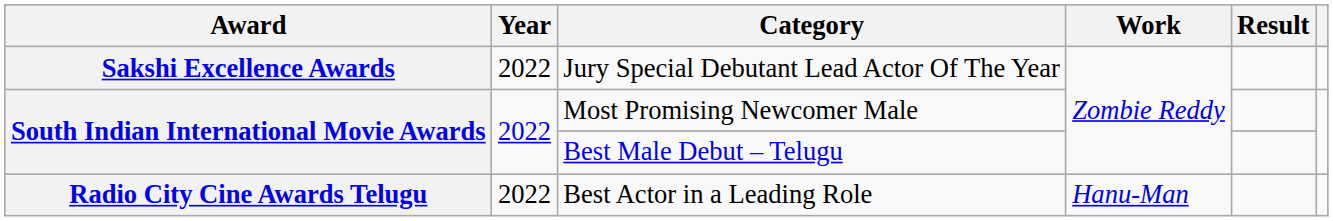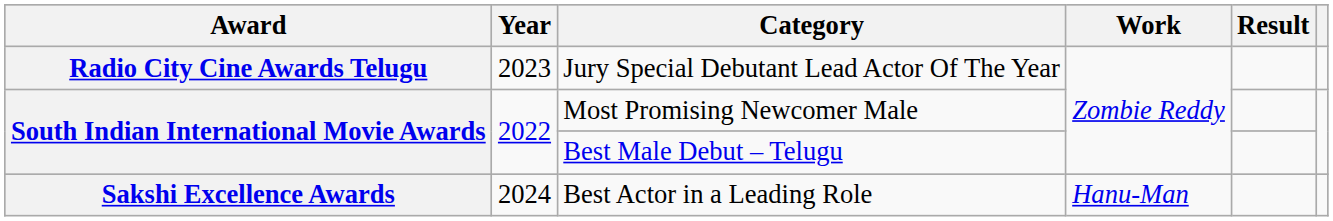(248, 67) Sakshi Excellence Awards -> (248, 67) Radio City Cine Awards Telugu
(524, 67) 2022 -> (524, 67) 2023
(248, 194) Radio City Cine Awards Telugu -> (248, 194) Sakshi Excellence Awards
(524, 194) 2022 -> (524, 194) 2024
